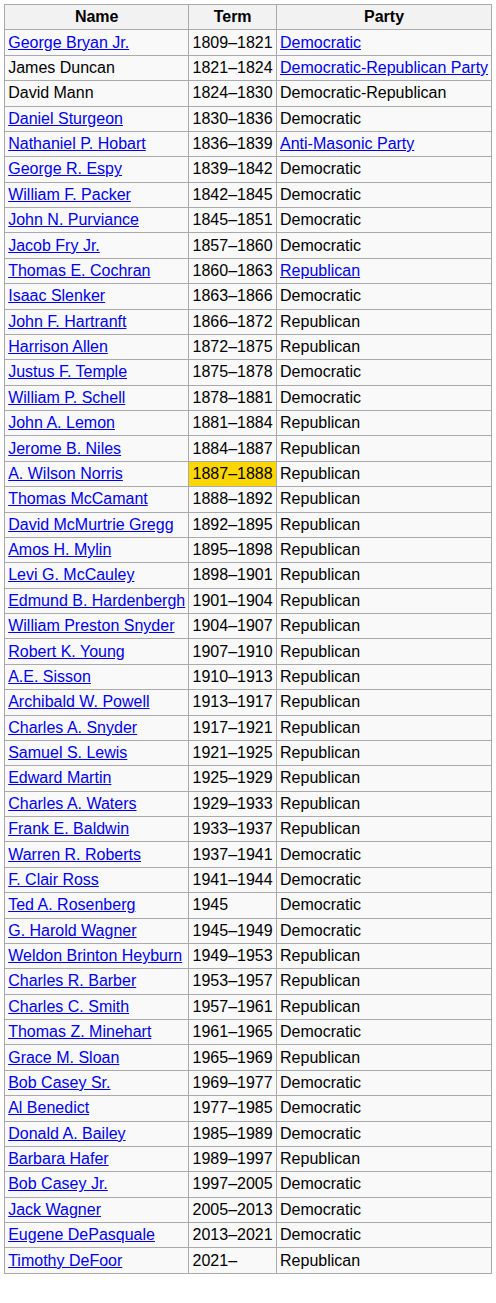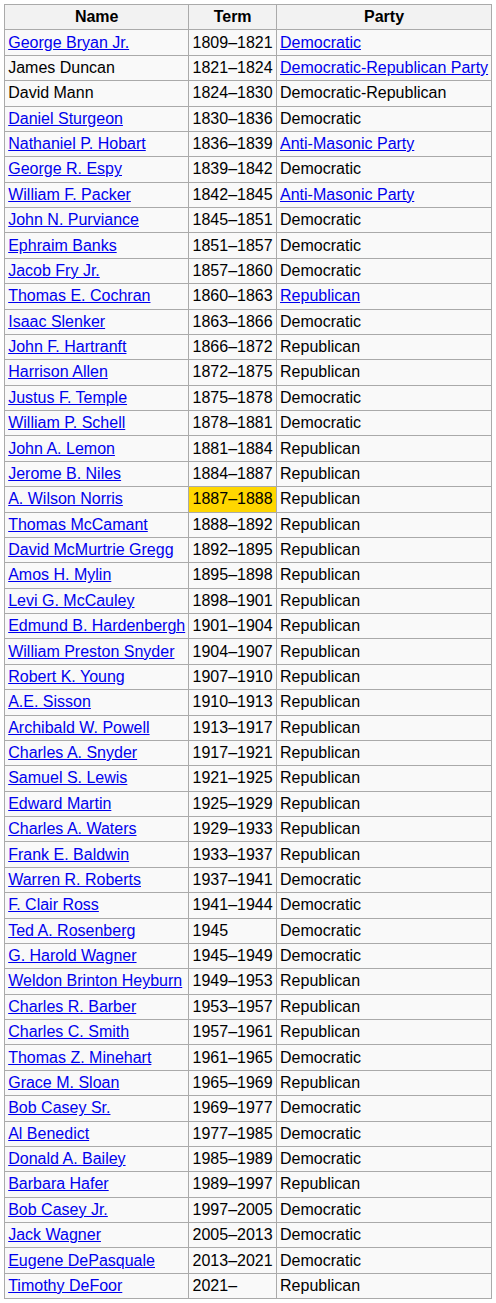(320, 194) Democratic -> (347, 194) Anti-Masonic Party
+ row: (62, 245)
